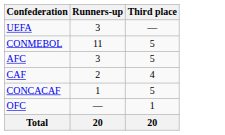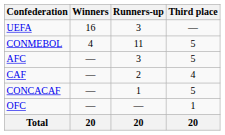+ column: (90, 12)
